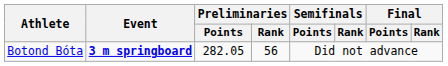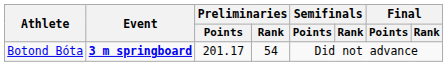(223, 51) 282.05 -> (223, 51) 201.17
(271, 51) 56 -> (271, 51) 54
